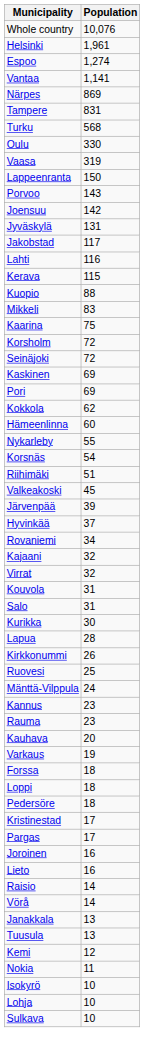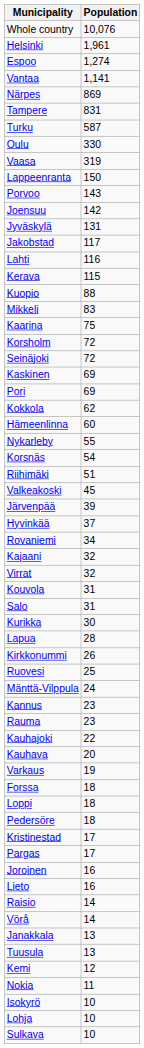(92, 128) 568 -> (92, 128) 587
+ row: (30, 738)
